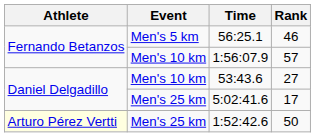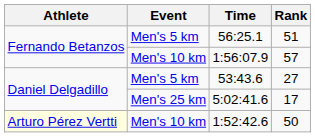(291, 37) 46 -> (291, 37) 51
(168, 79) Men's 10 km -> (165, 79) Men's 5 km
(168, 121) Men's 25 km -> (168, 121) Men's 10 km
